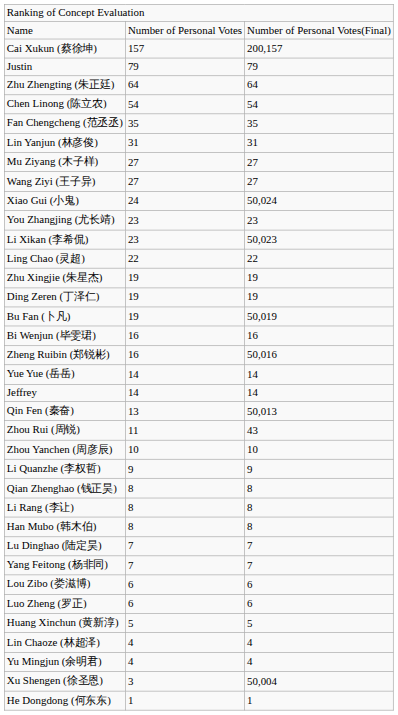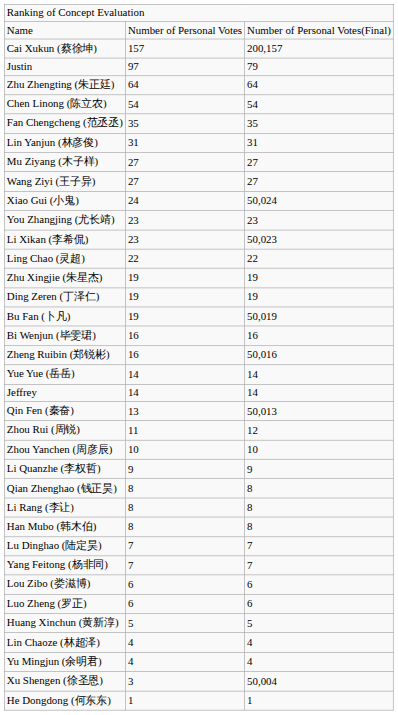(133, 66) 79 -> (133, 66) 97
(252, 430) 43 -> (252, 430) 12
